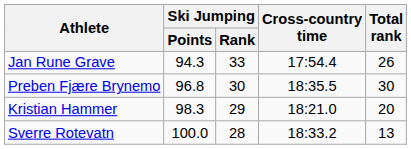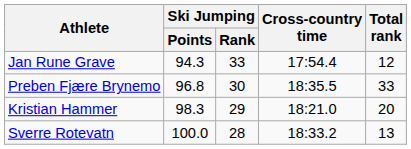(386, 63) 26 -> (386, 63) 12
(386, 86) 30 -> (386, 86) 33
